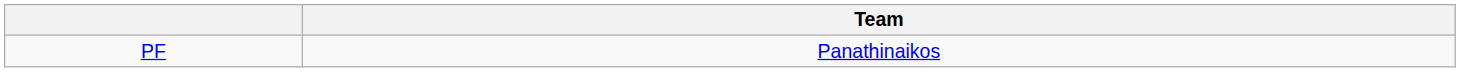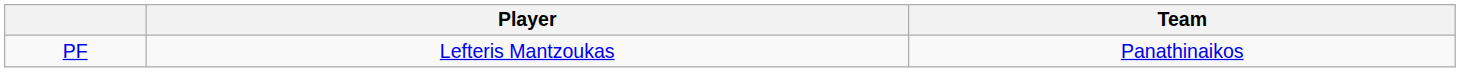+ column: (527, 19)
